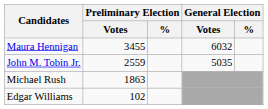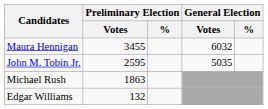(135, 63) 2559 -> (135, 63) 2595
(137, 96) 102 -> (137, 96) 132
